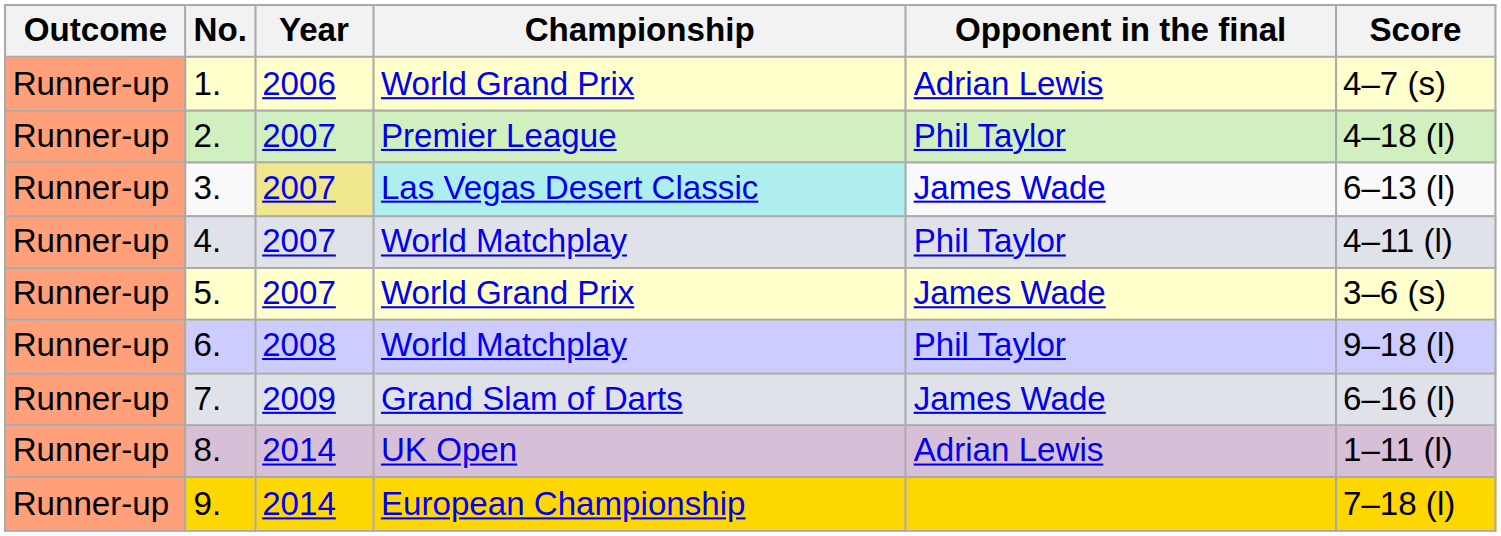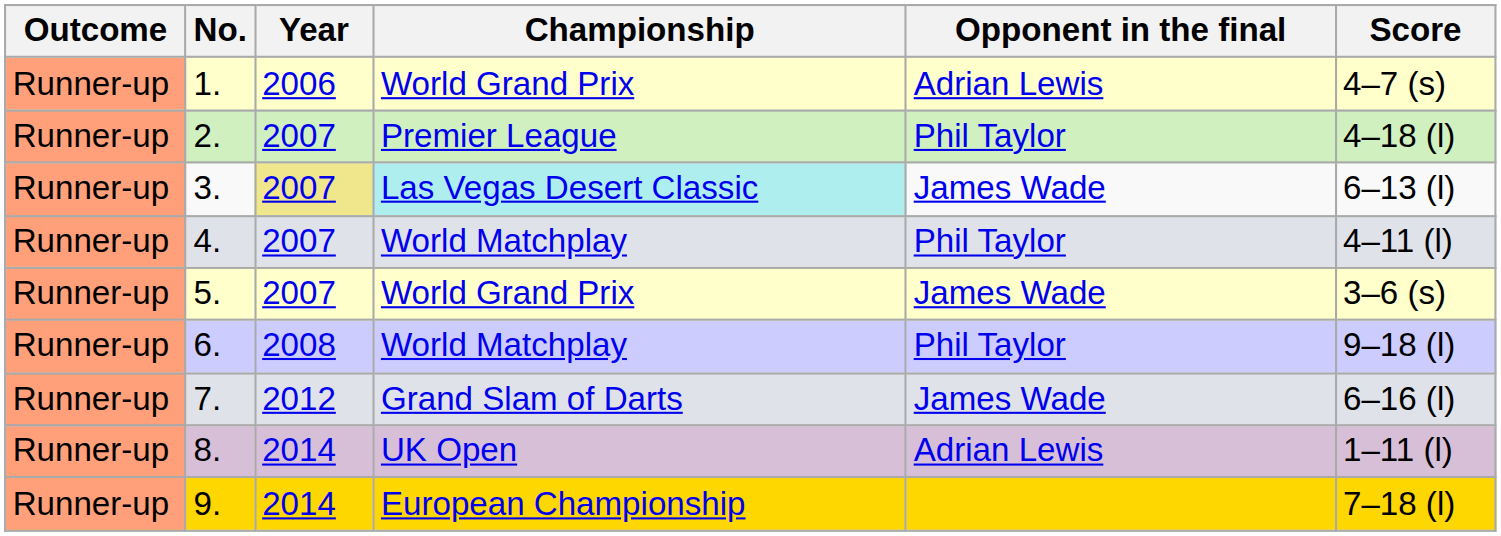(299, 398) 2009 -> (299, 398) 2012
